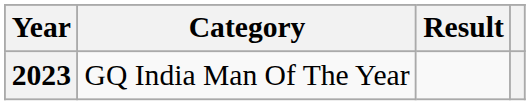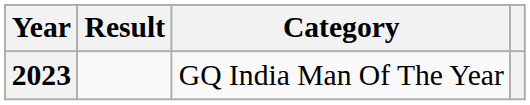columns swapped: (247, 27) <-> (464, 27)
